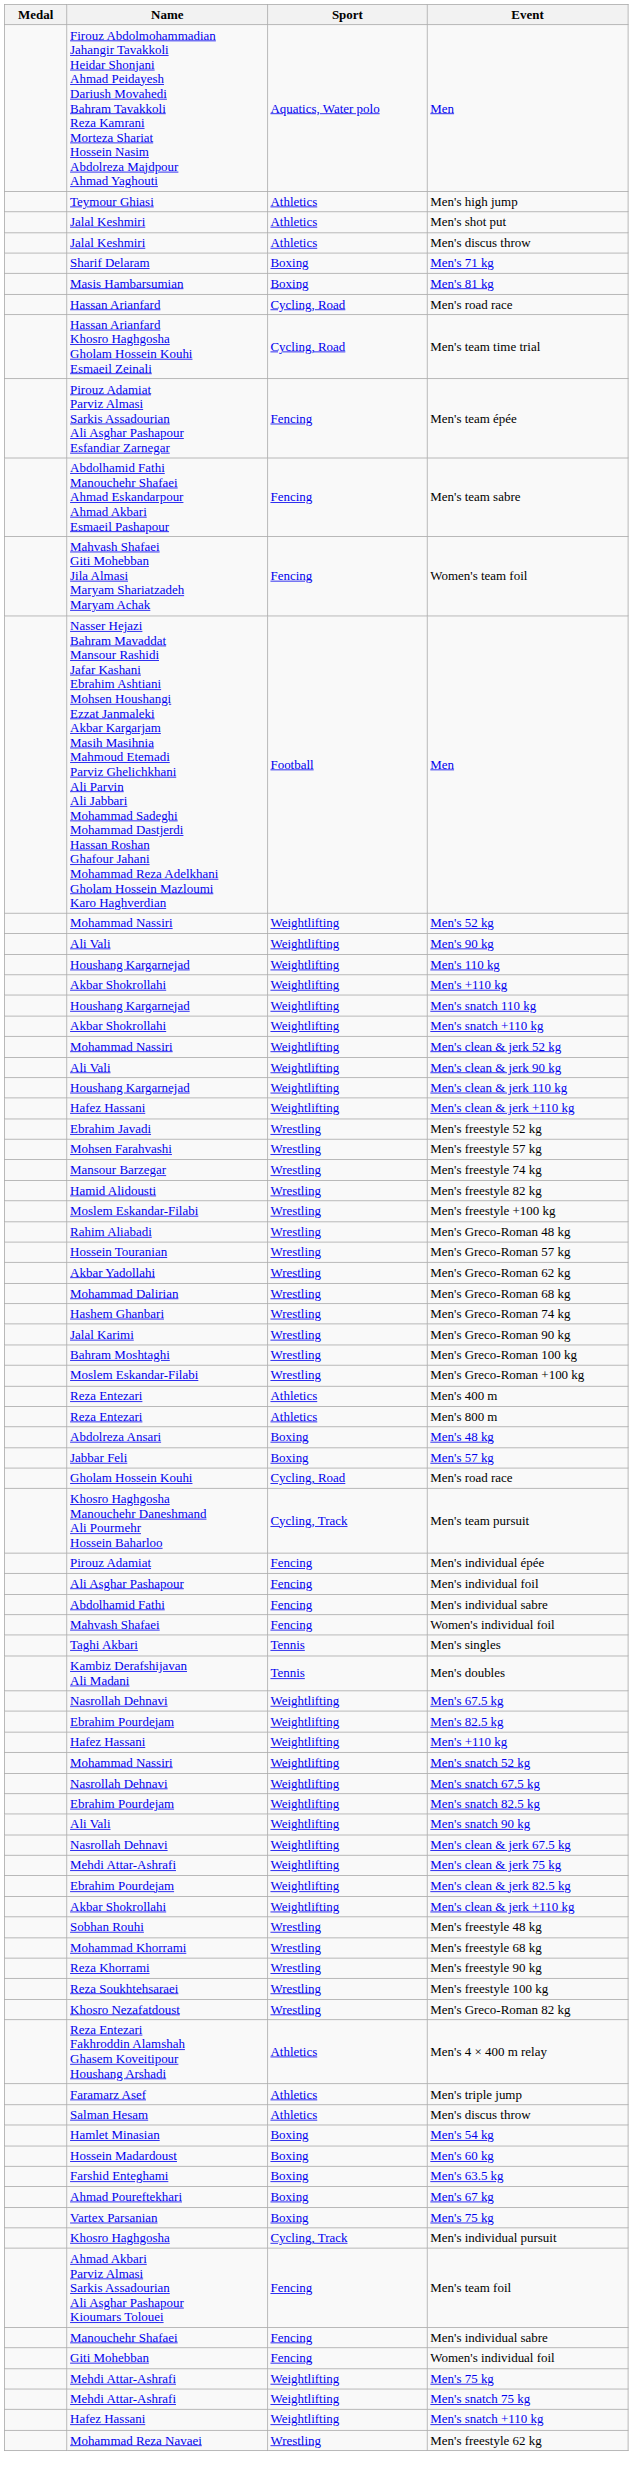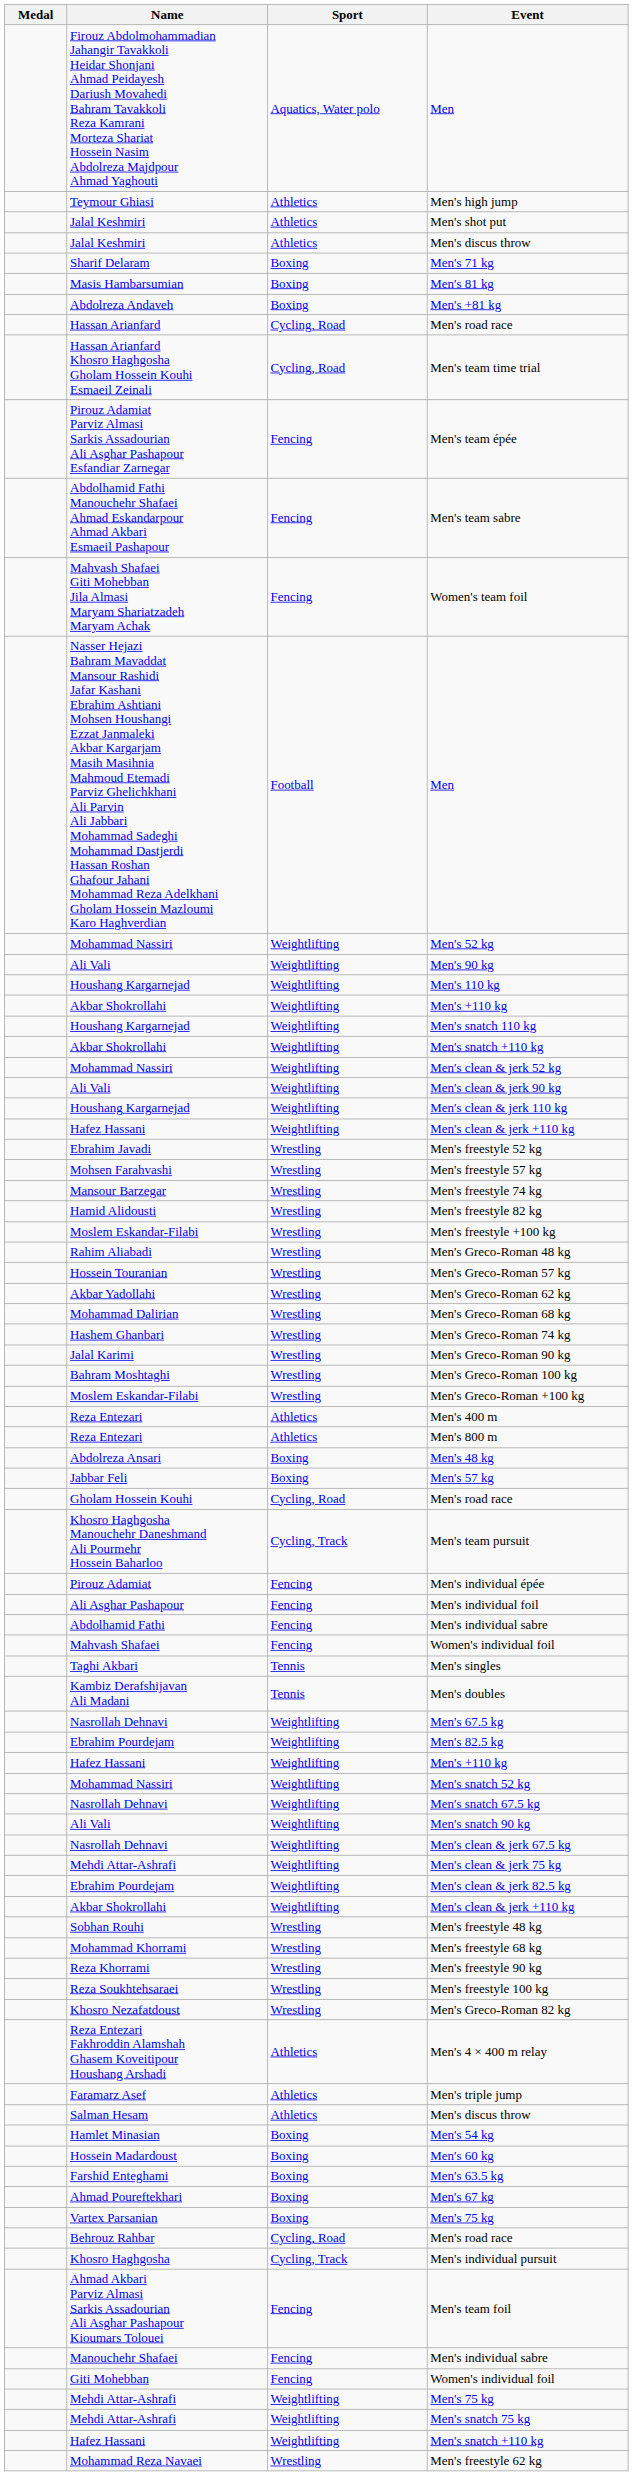+ row: (122, 304)
- row: (122, 1803)
+ row: (112, 2238)
